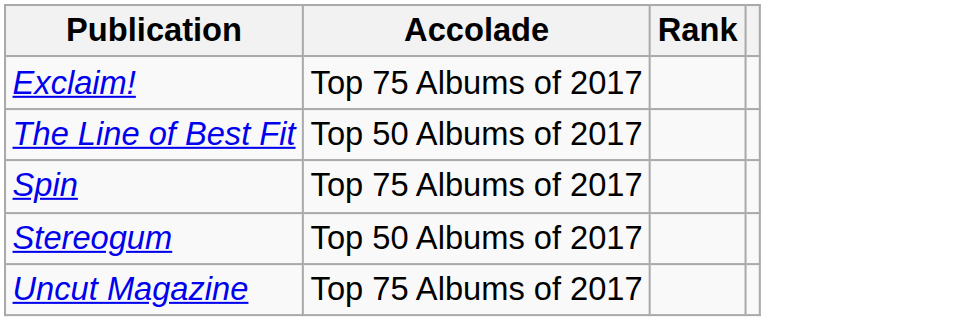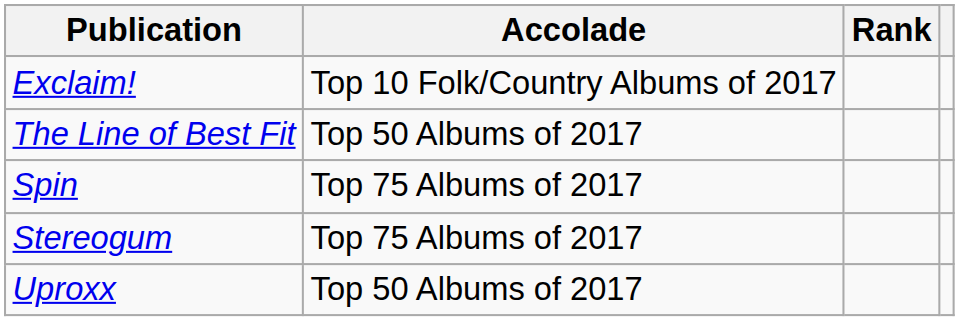(477, 82) Top 75 Albums of 2017 -> (574, 82) Top 10 Folk/Country Albums of 2017
(477, 237) Top 50 Albums of 2017 -> (477, 237) Top 75 Albums of 2017
- row: (130, 289)
+ row: (64, 289)
